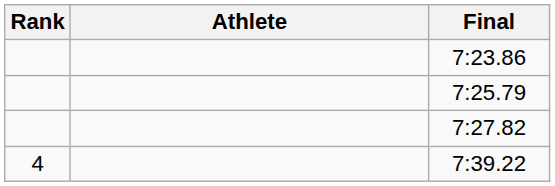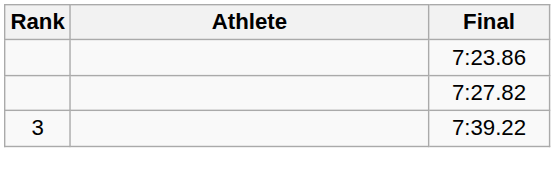- row: (489, 92)
(38, 163) 4 -> (38, 127) 3
